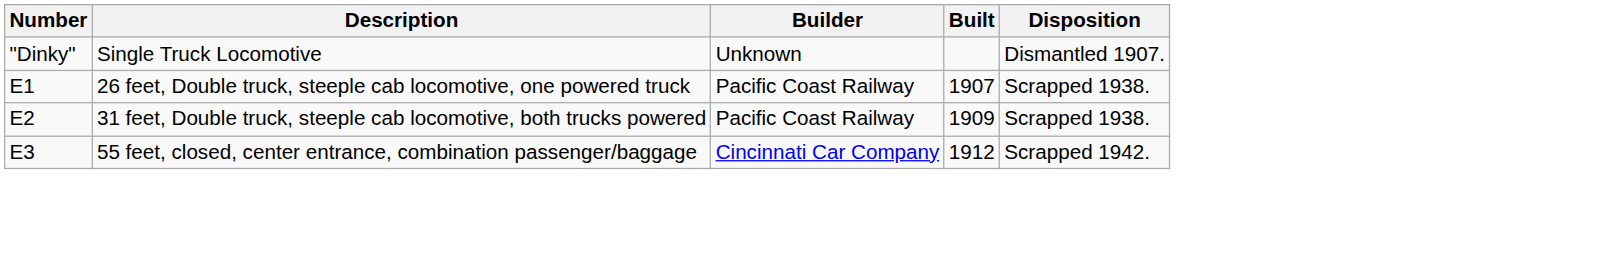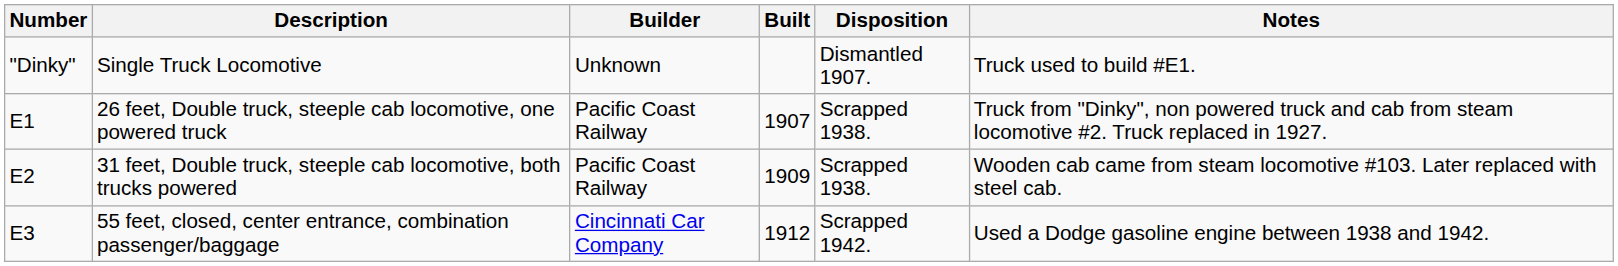+ column: (1291, 20)
